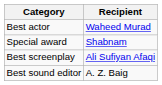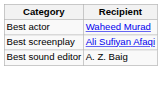- row: (37, 42)
